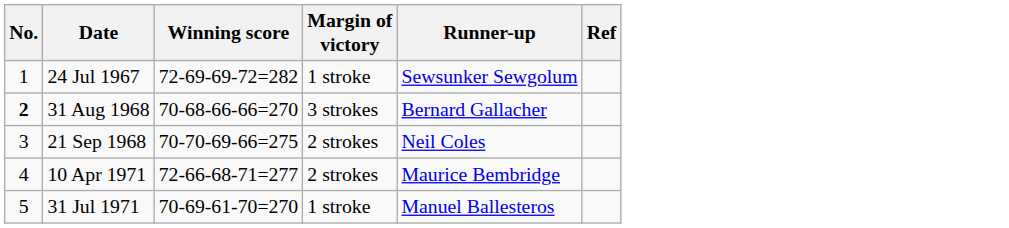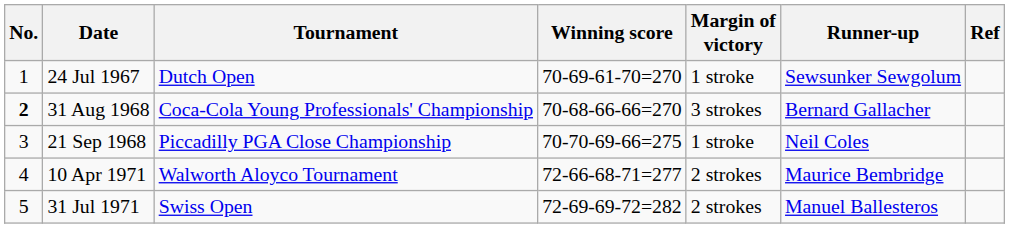+ column: (346, 32)
(228, 76) 72-69-69-72=282 -> (612, 76) 70-69-61-70=270
(343, 142) 2 strokes -> (722, 142) 1 stroke
(228, 207) 70-69-61-70=270 -> (612, 207) 72-69-69-72=282
(339, 207) 1 stroke -> (726, 207) 2 strokes
